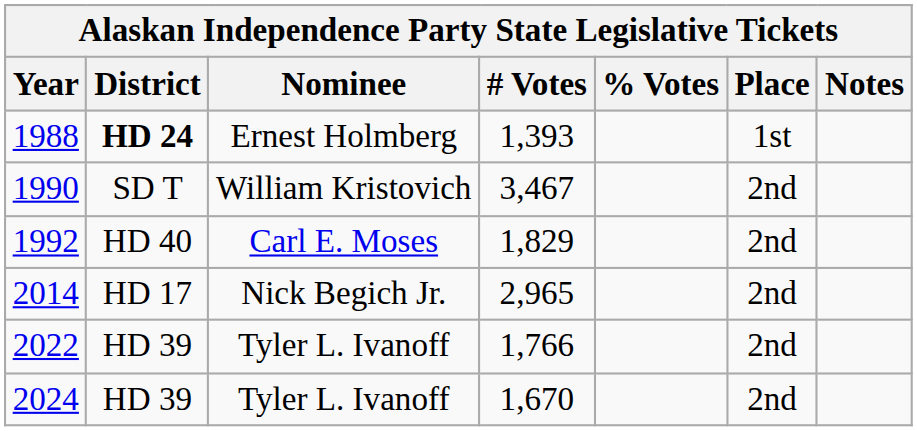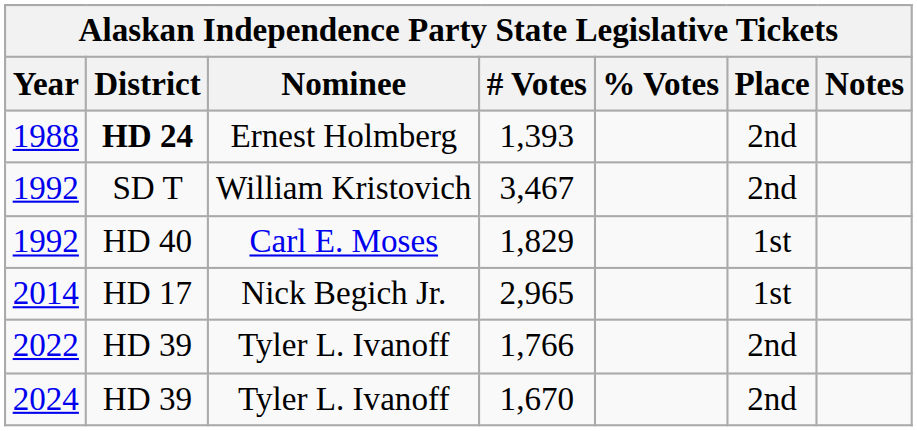(772, 135) 1st -> (772, 135) 2nd
(46, 188) 1990 -> (46, 188) 1992
(772, 240) 2nd -> (772, 240) 1st
(772, 293) 2nd -> (772, 293) 1st
